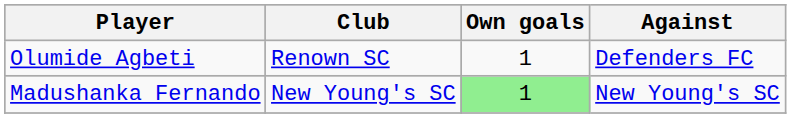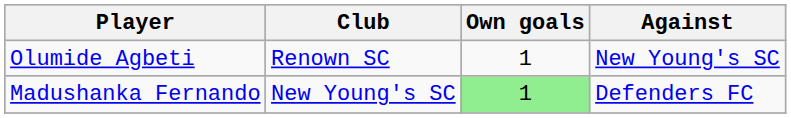(674, 59) Defenders FC -> (687, 59) New Young's SC
(687, 94) New Young's SC -> (674, 94) Defenders FC
